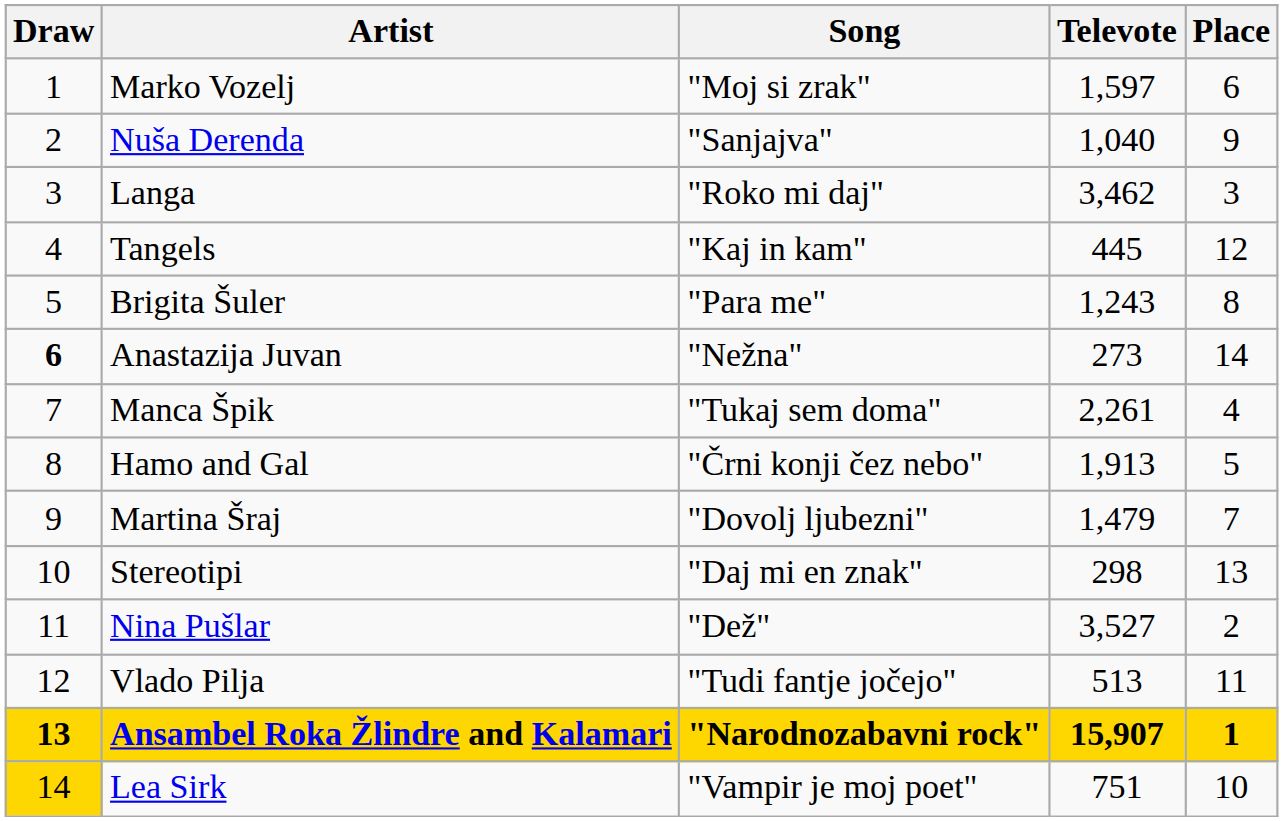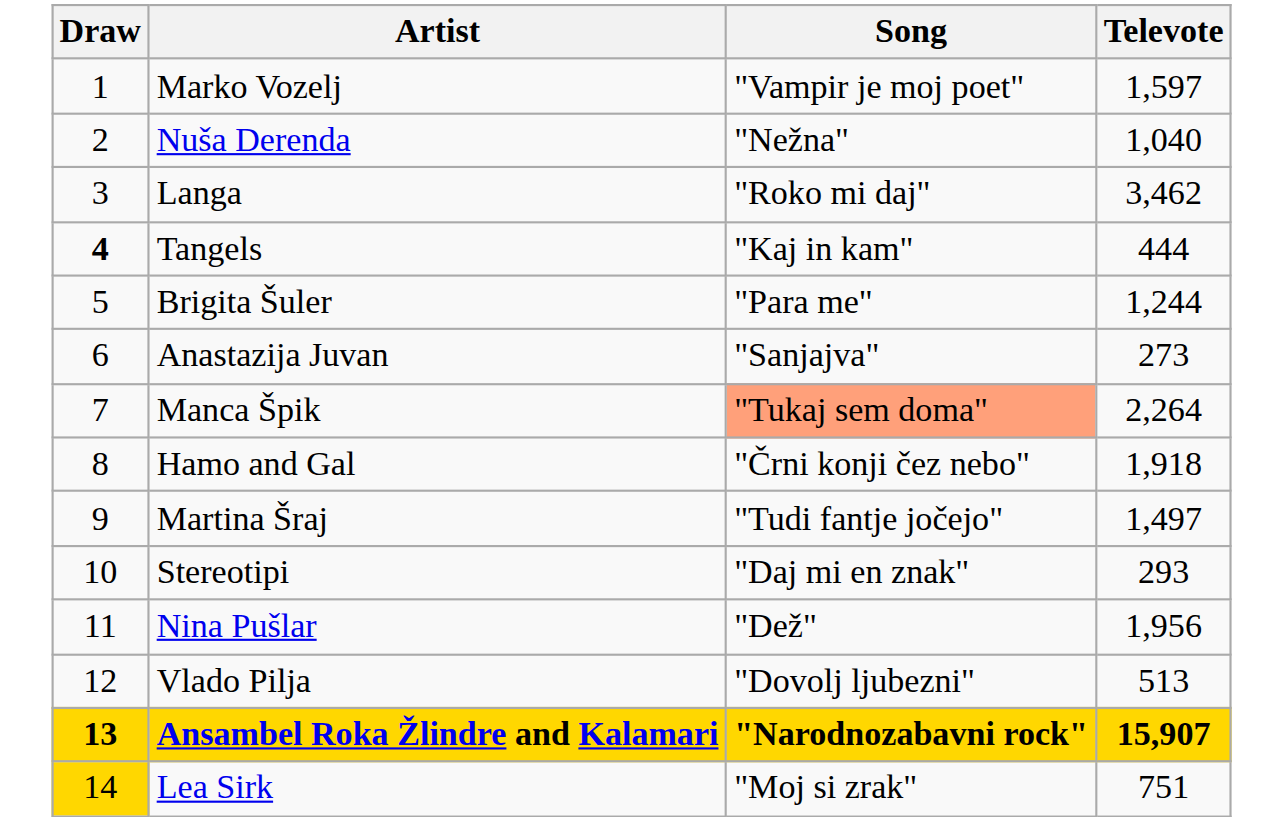- column: (1231, 31)
(779, 85) "Moj si zrak" -> (879, 85) "Vampir je moj poet"
(760, 139) "Sanjajva" -> (792, 139) "Nežna"
(54, 247) normal -> (100, 247) bold
(1117, 247) 445 -> (1164, 247) 444
(1117, 301) 1,243 -> (1164, 301) 1,244
(54, 355) bold -> (100, 355) normal
(745, 355) "Nežna" -> (807, 355) "Sanjajva"
(814, 409) no background -> (861, 409) lightsalmon background
(1117, 409) 2,261 -> (1164, 409) 2,264
(1117, 463) 1,913 -> (1164, 463) 1,918
(808, 517) "Dovolj ljubezni" -> (869, 517) "Tudi fantje jočejo"
(1117, 517) 1,479 -> (1164, 517) 1,497
(1117, 572) 298 -> (1164, 572) 293
(1117, 626) 3,527 -> (1164, 626) 1,956
(822, 680) "Tudi fantje jočejo" -> (855, 680) "Dovolj ljubezni"
(833, 788) "Vampir je moj poet" -> (826, 788) "Moj si zrak"
